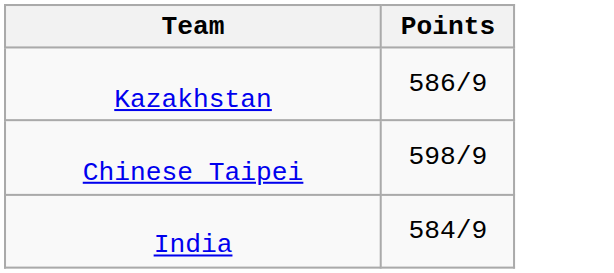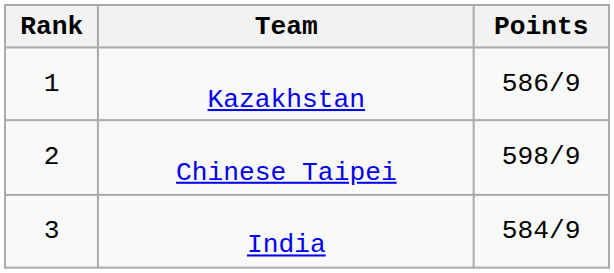+ column: (52, 26)
